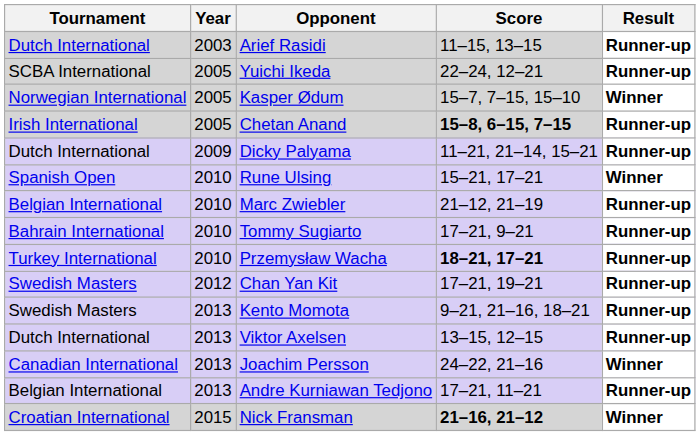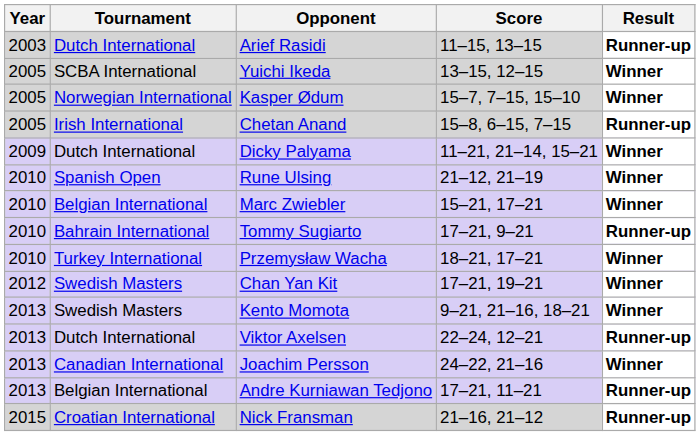columns swapped: (213, 18) <-> (97, 18)
(492, 72) 22–24, 12–21 -> (492, 72) 13–15, 12–15
(648, 72) Runner-up -> (634, 72) Winner
(506, 125) bold -> (506, 125) normal
(648, 151) Runner-up -> (634, 151) Winner
(492, 178) 15–21, 17–21 -> (492, 178) 21–12, 21–19
(492, 205) 21–12, 21–19 -> (492, 205) 15–21, 17–21
(648, 205) Runner-up -> (634, 205) Winner
(492, 258) bold -> (492, 258) normal
(648, 258) Runner-up -> (634, 258) Winner
(648, 284) Runner-up -> (634, 284) Winner
(648, 311) Runner-up -> (634, 311) Winner
(492, 338) 13–15, 12–15 -> (492, 338) 22–24, 12–21
(492, 418) bold -> (492, 418) normal
(634, 418) Winner -> (648, 418) Runner-up
